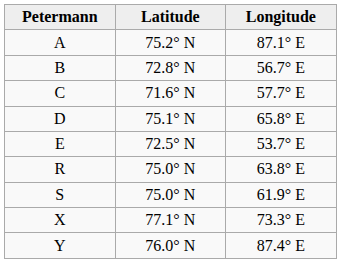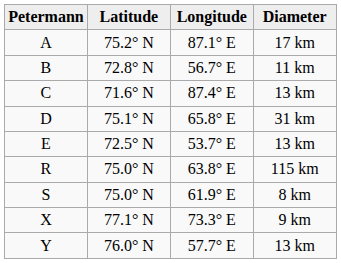+ column: (295, 17)
(281, 93) 57.7° E -> (212, 93) 87.4° E
(281, 245) 87.4° E -> (212, 245) 57.7° E
